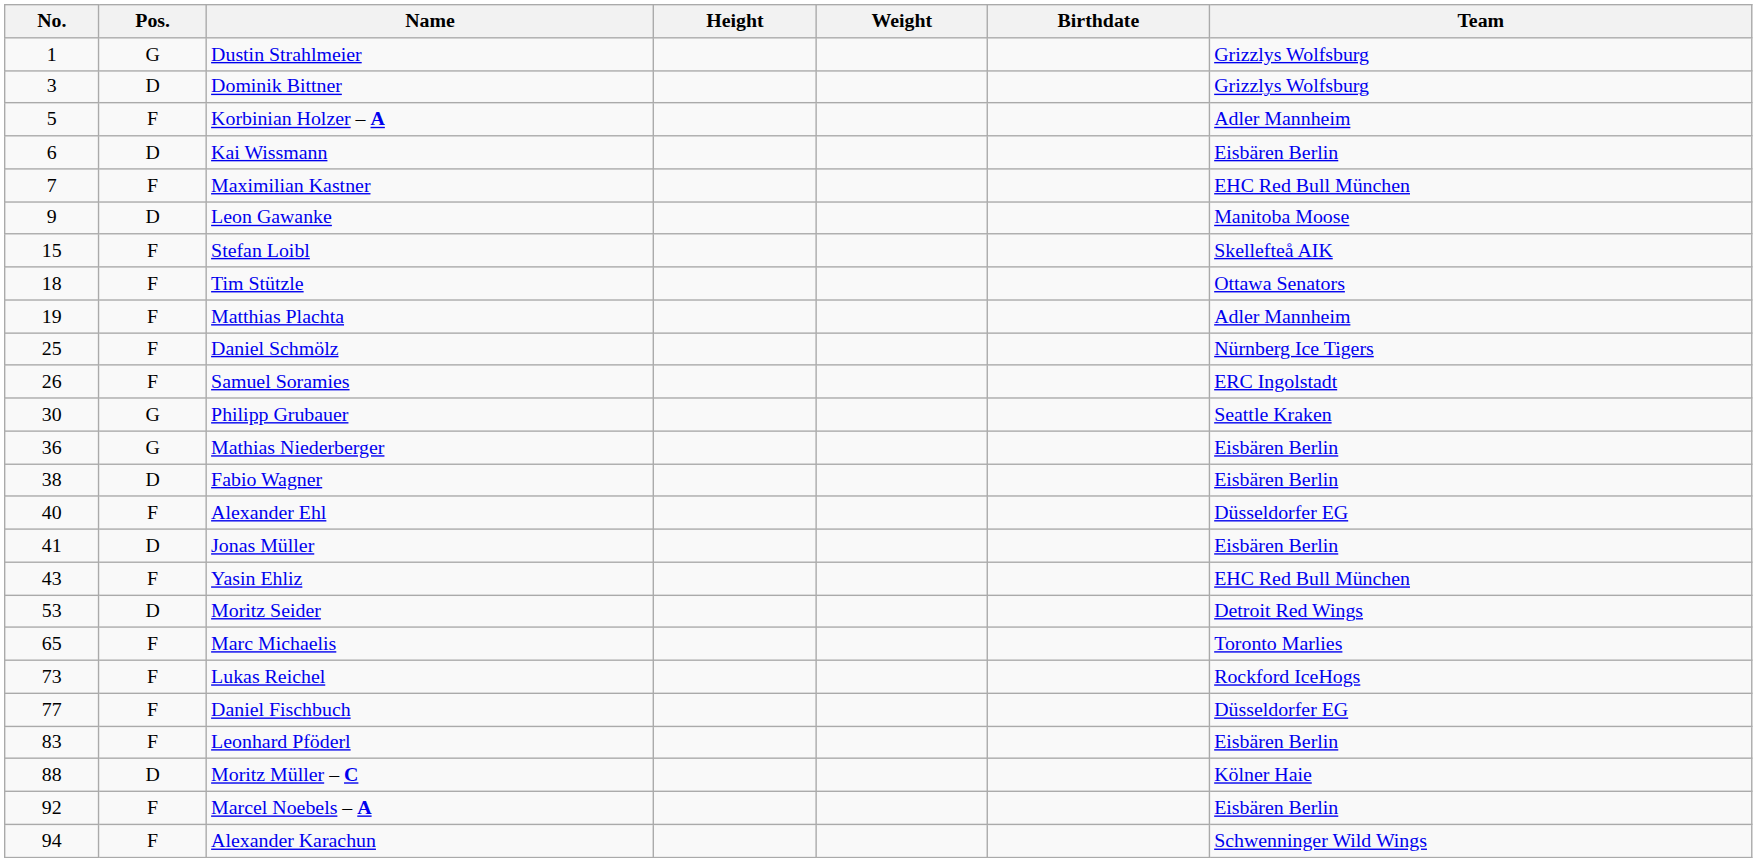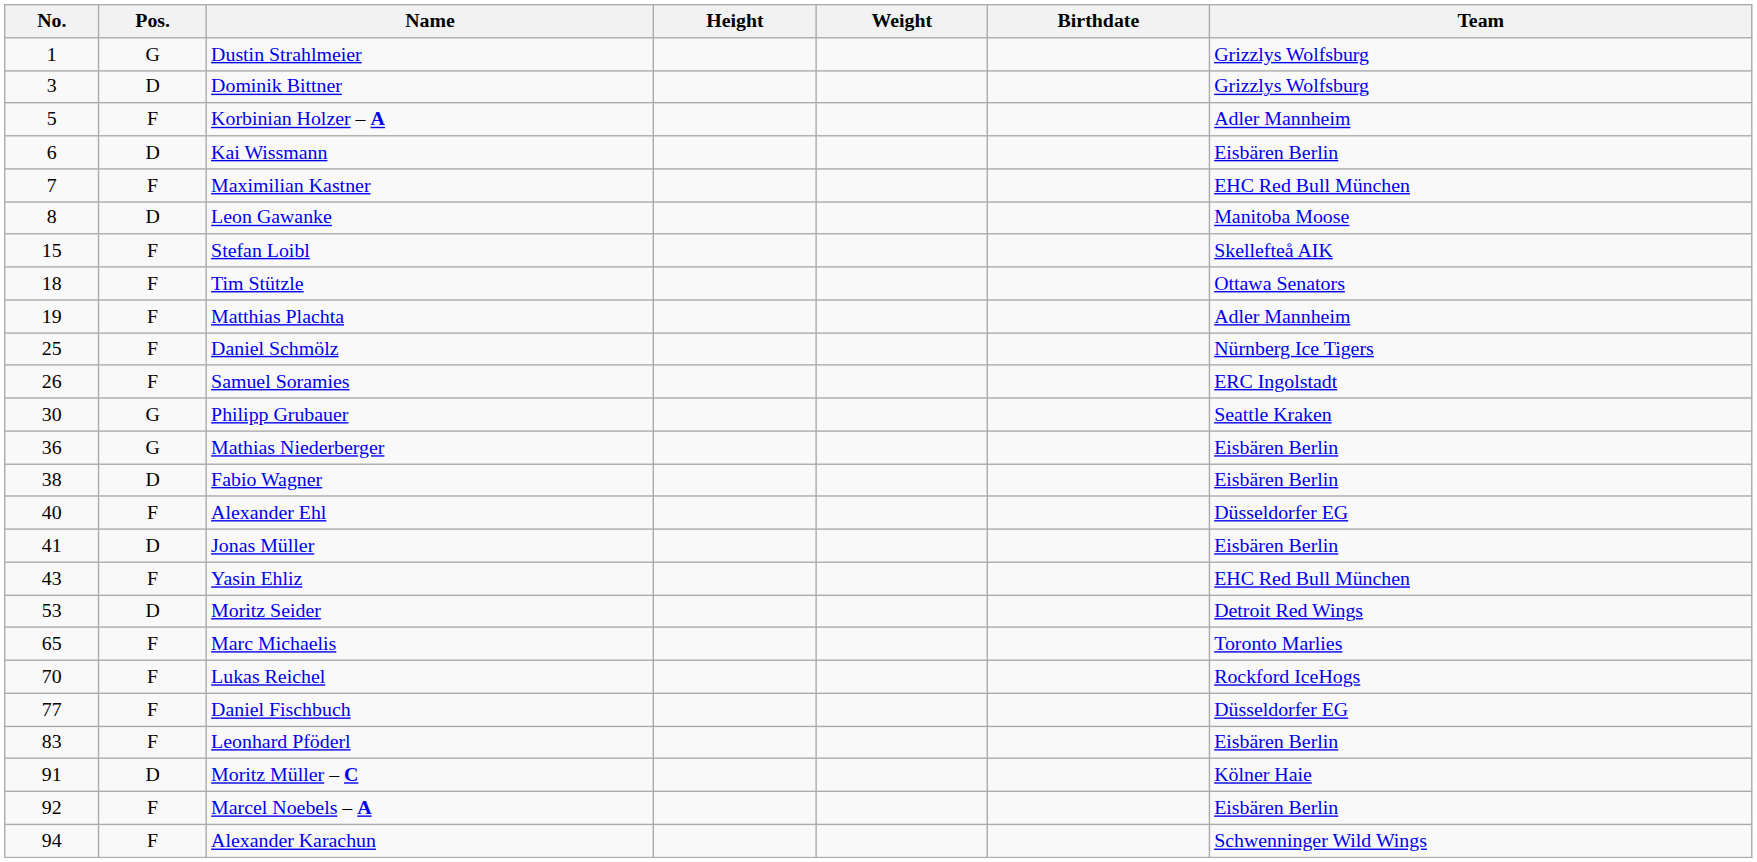(52, 217) 9 -> (52, 217) 8
(52, 676) 73 -> (52, 676) 70
(52, 775) 88 -> (52, 775) 91
